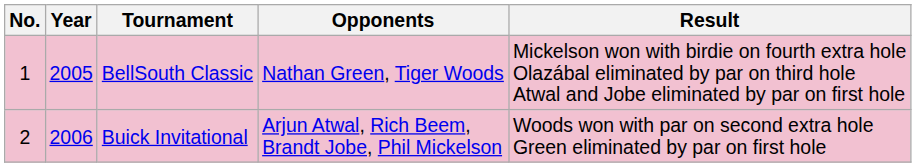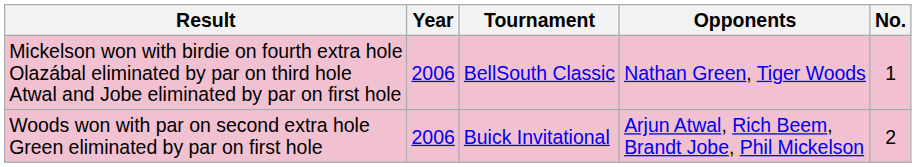columns swapped: (25, 20) <-> (710, 20)
(71, 73) 2005 -> (433, 73) 2006
